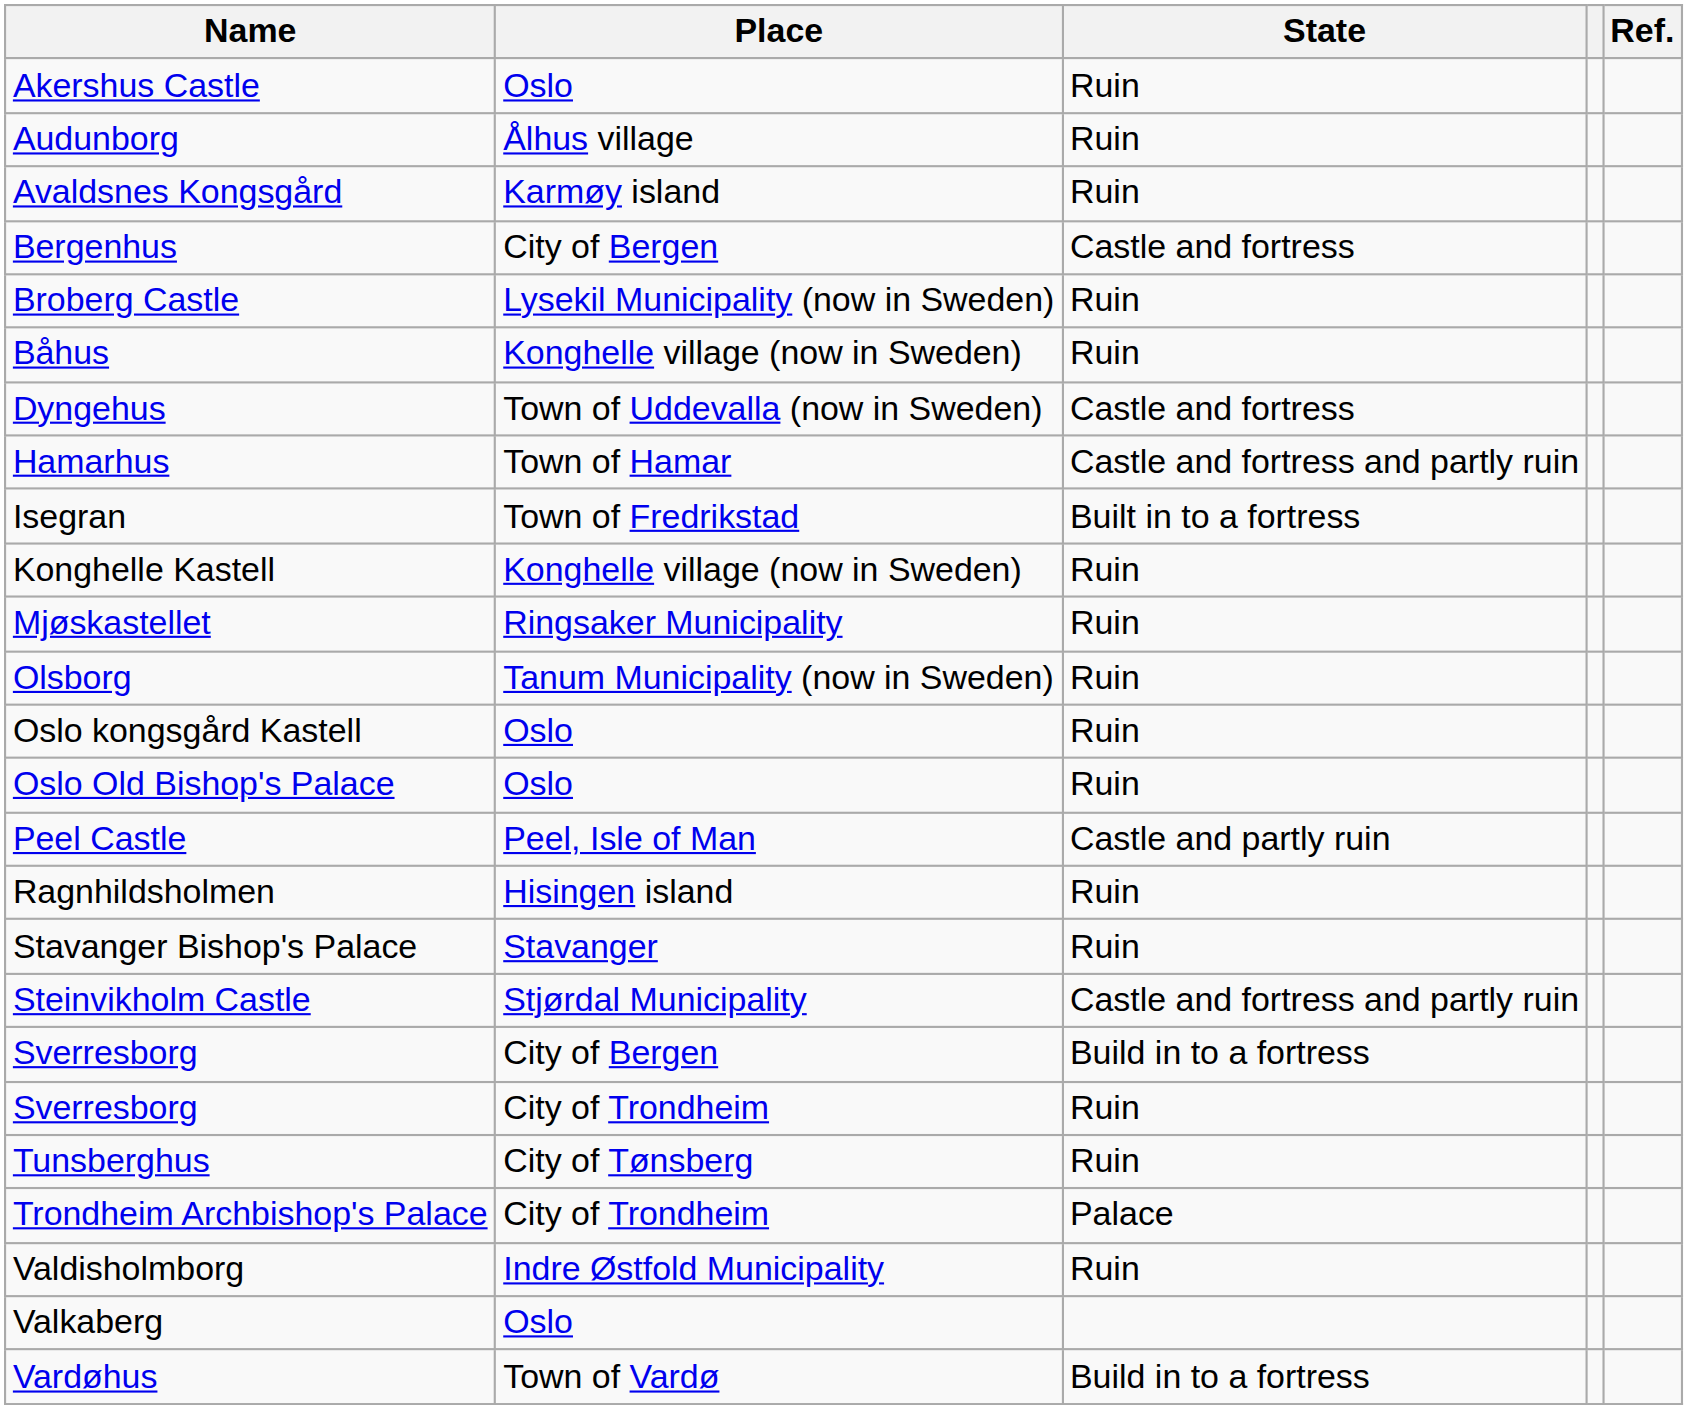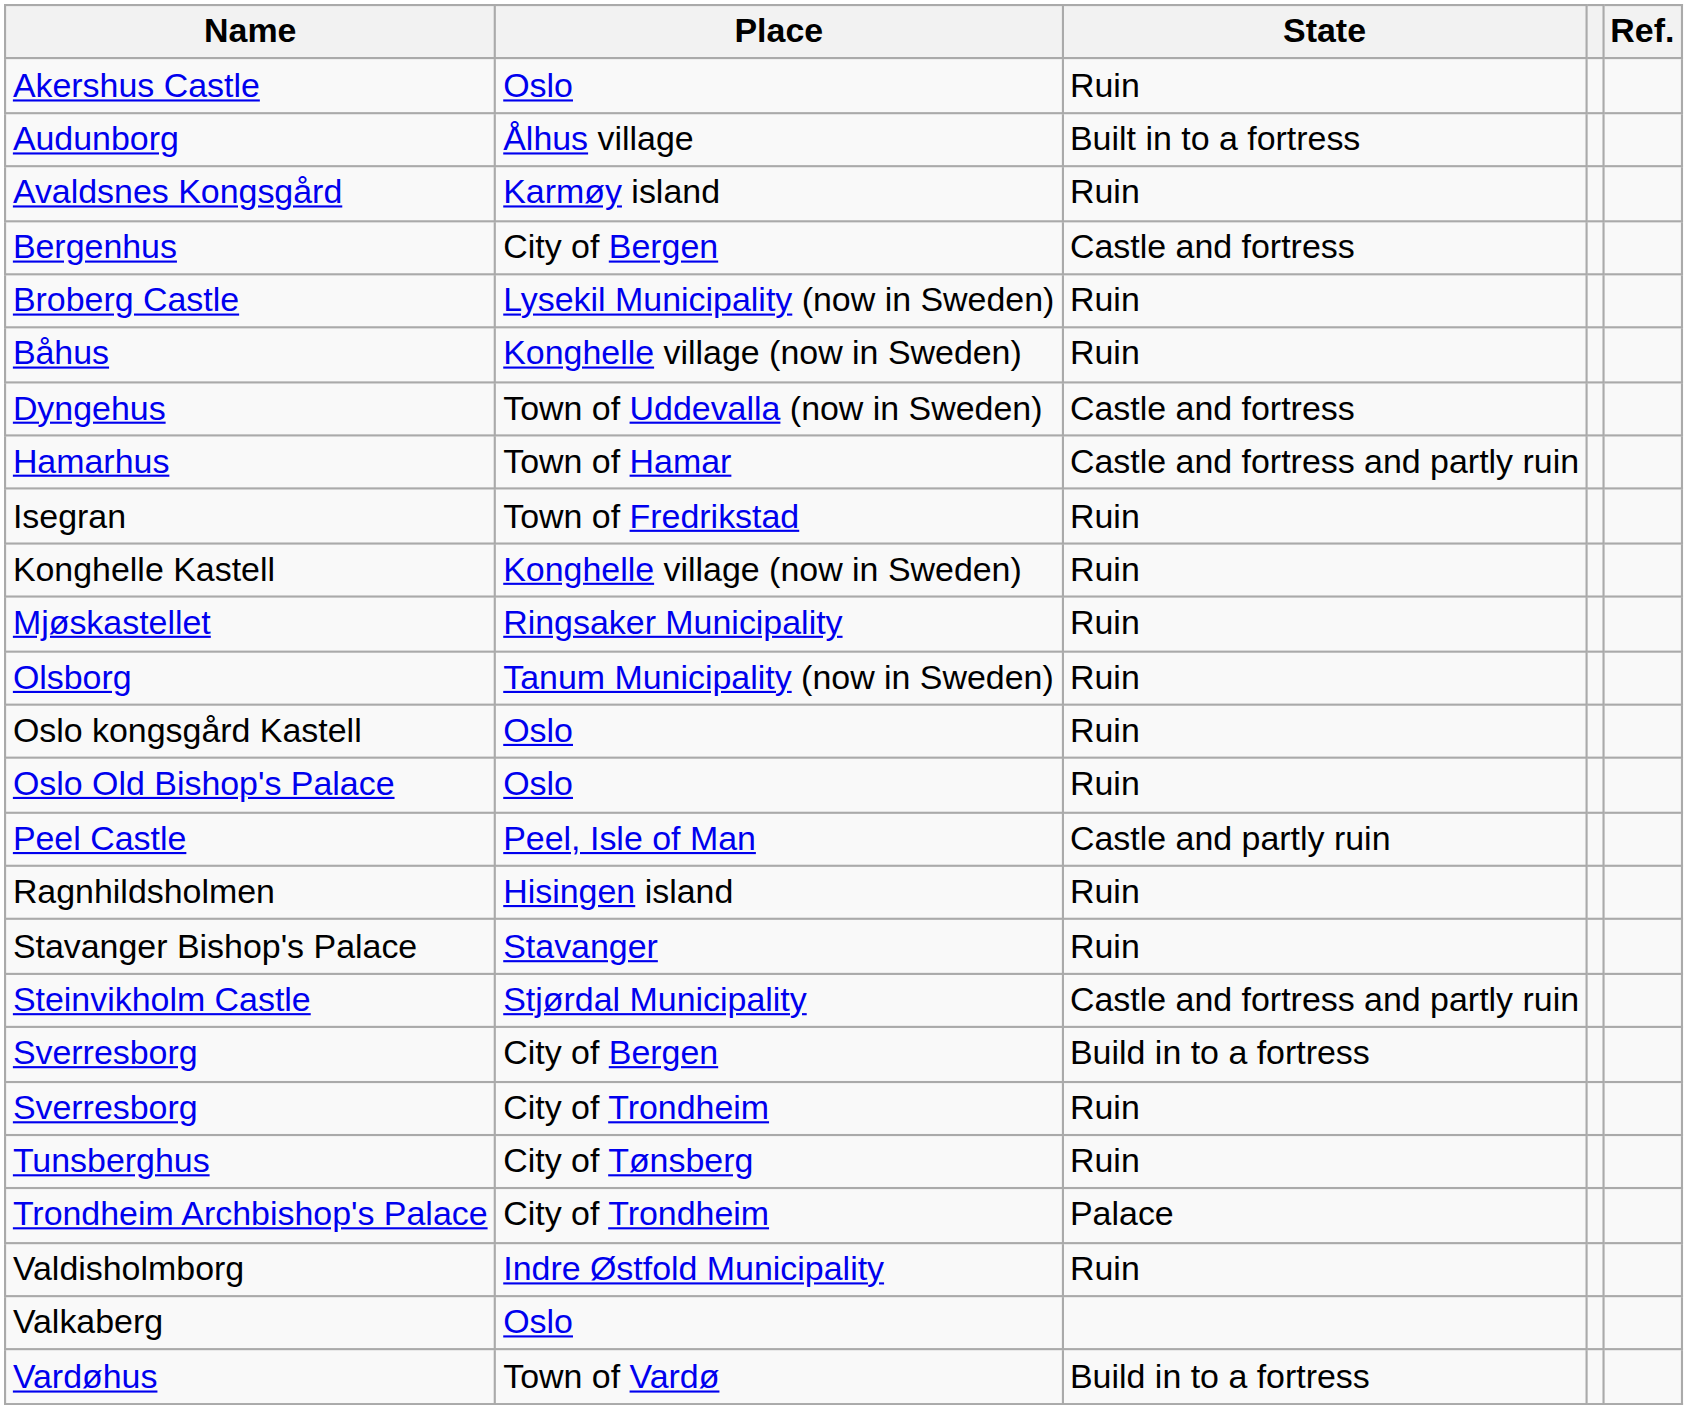(1105, 138) Ruin -> (1215, 138) Built in to a fortress
(1215, 515) Built in to a fortress -> (1105, 515) Ruin
